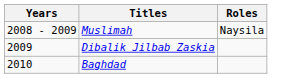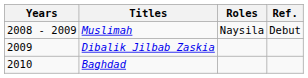+ column: (285, 13)
